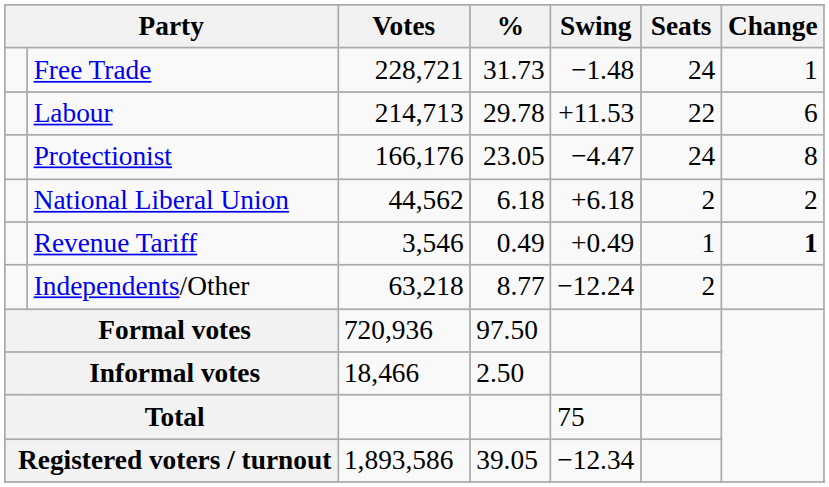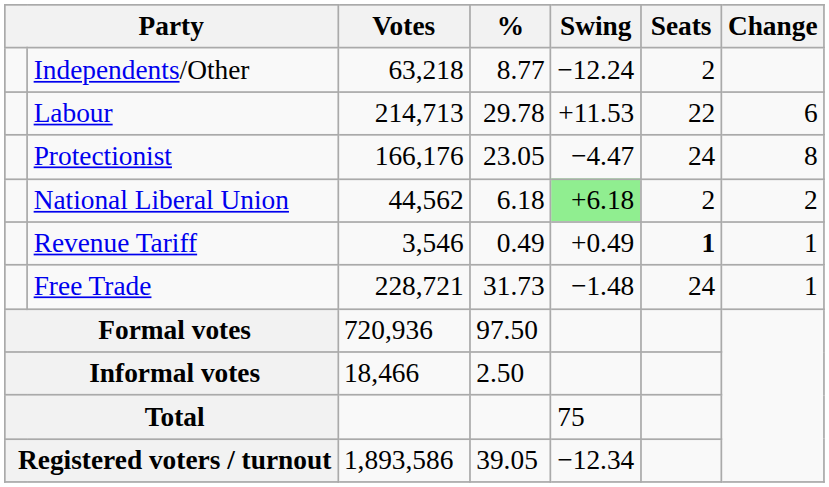rows swapped: (93, 69) <-> (142, 286)
(603, 199) no background -> (603, 199) lightgreen background
(708, 243) normal -> (708, 243) bold
(811, 243) bold -> (811, 243) normal
